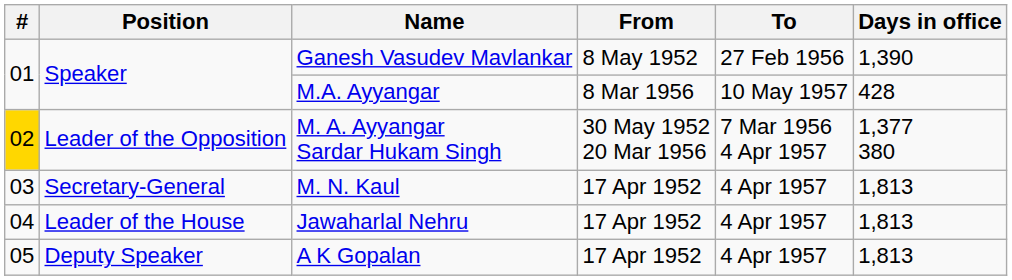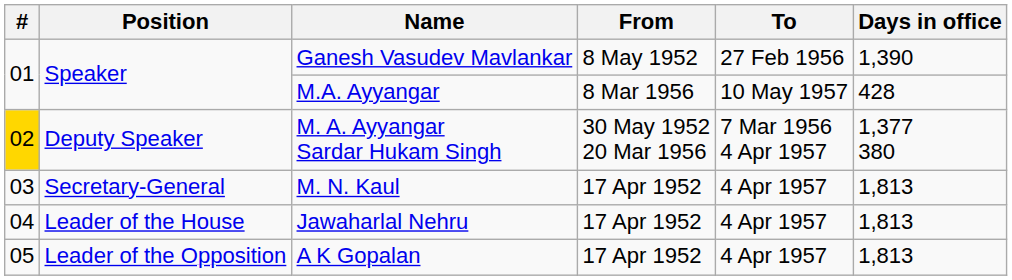(165, 139) Leader of the Opposition -> (124, 139) Deputy Speaker
(124, 256) Deputy Speaker -> (165, 256) Leader of the Opposition
